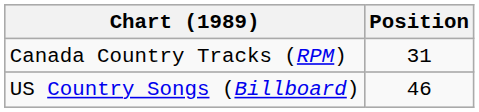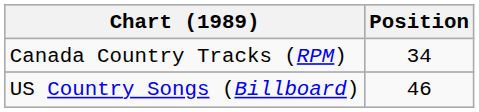(419, 56) 31 -> (419, 56) 34
